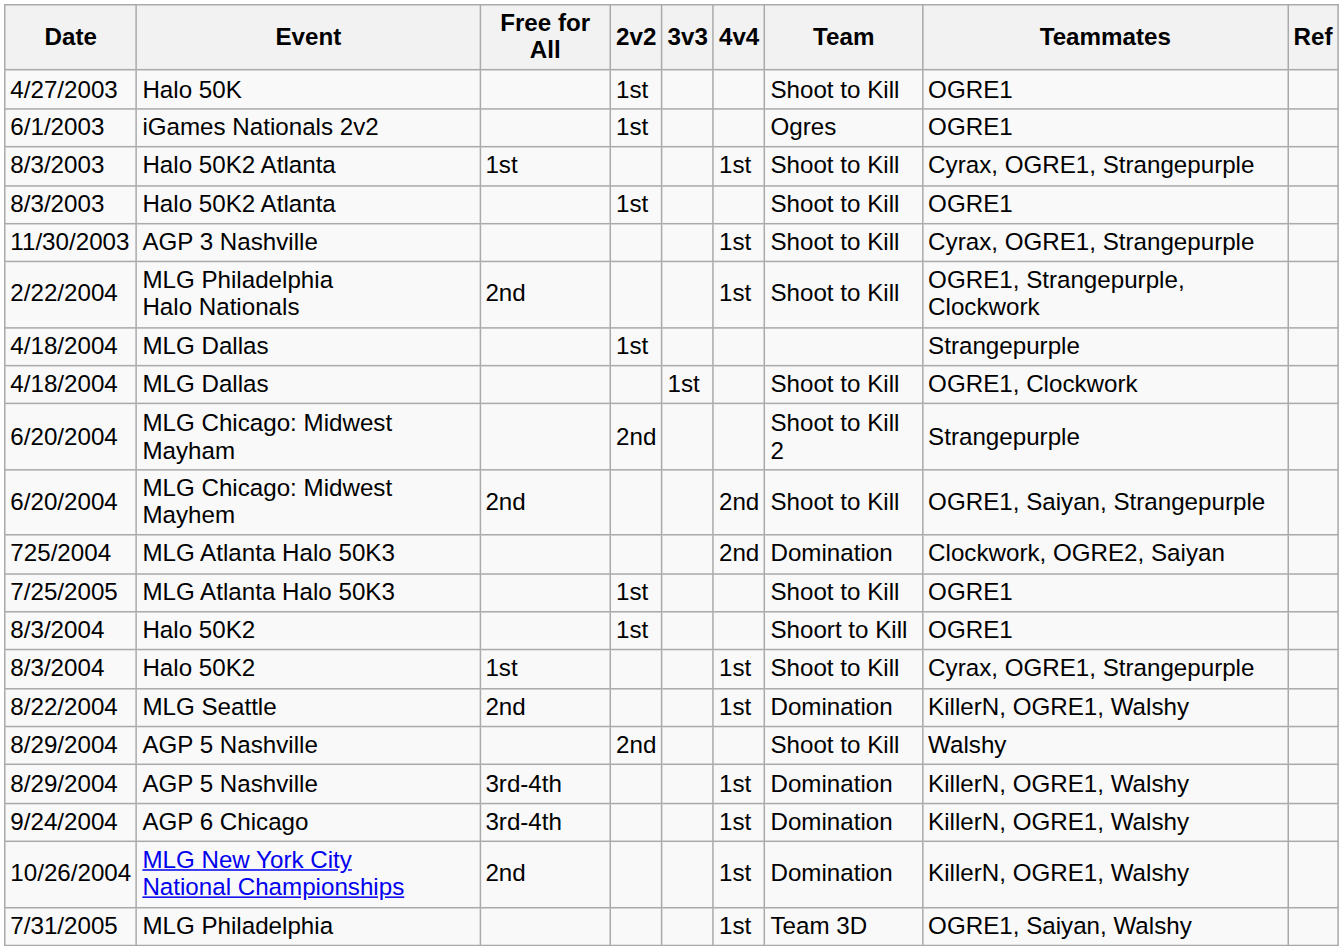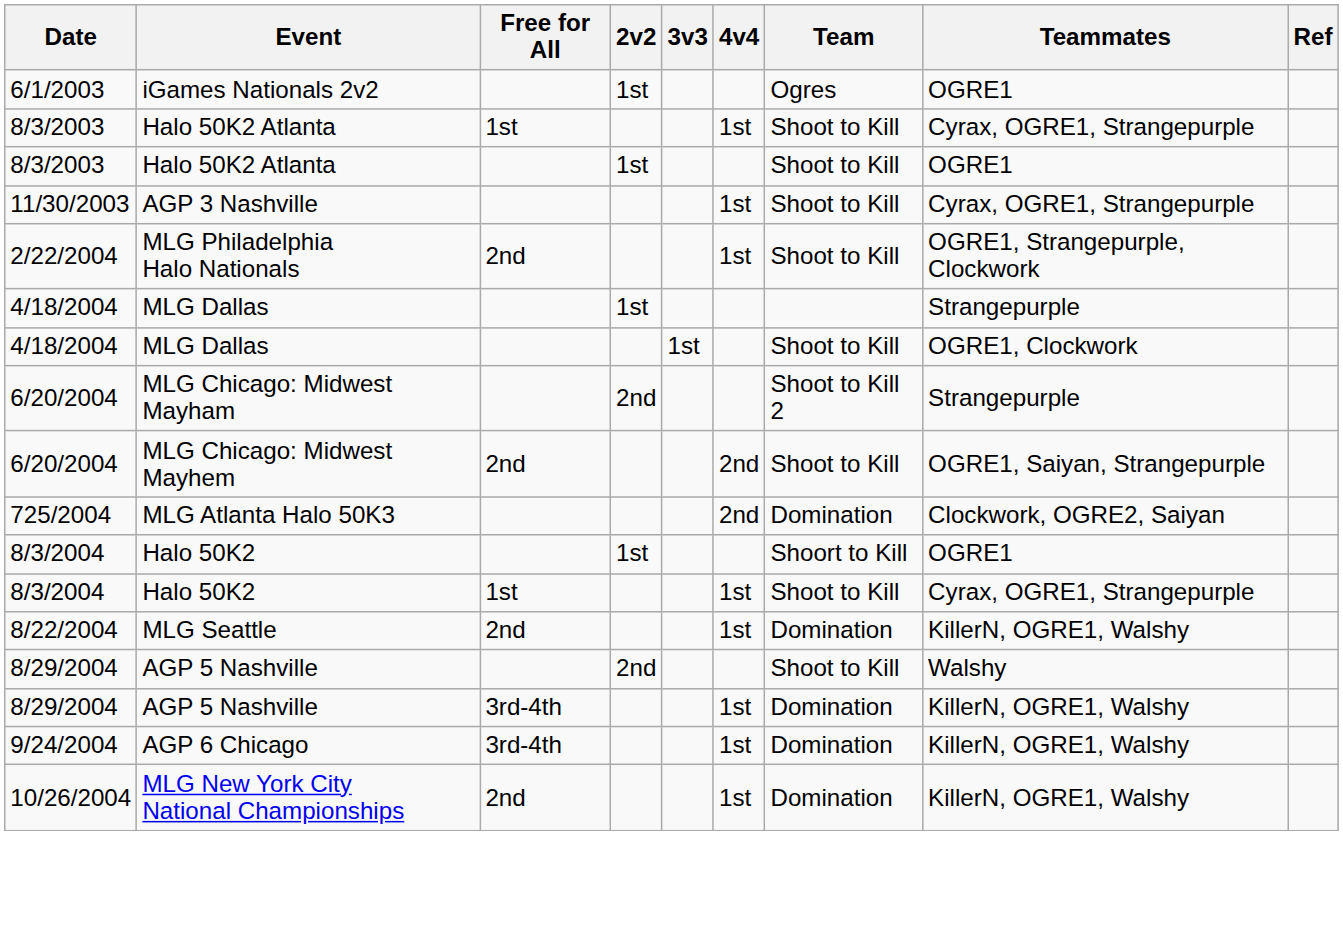- row: (64, 89)
- row: (64, 592)
- row: (64, 925)
